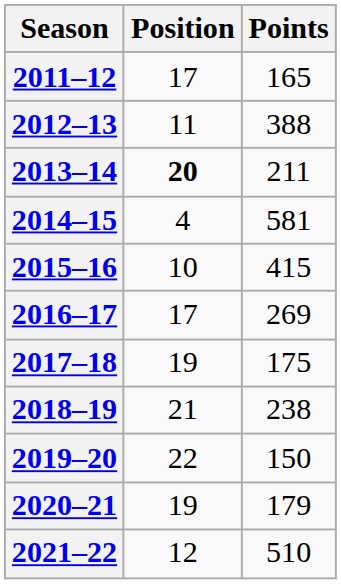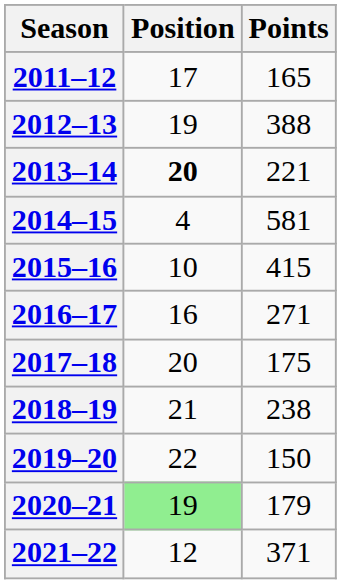(183, 123) 11 -> (183, 123) 19
(289, 171) 211 -> (289, 171) 221
(183, 314) 17 -> (183, 314) 16
(289, 314) 269 -> (289, 314) 271
(183, 362) 19 -> (183, 362) 20
(183, 505) no background -> (183, 505) lightgreen background
(289, 553) 510 -> (289, 553) 371
